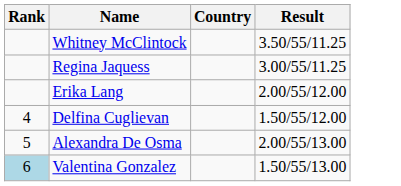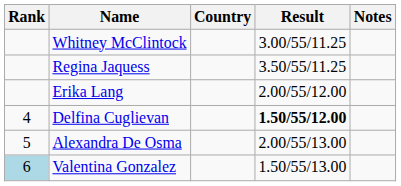+ column: (373, 17)
(302, 42) 3.50/55/11.25 -> (302, 42) 3.00/55/11.25
(302, 67) 3.00/55/11.25 -> (302, 67) 3.50/55/11.25
(302, 117) normal -> (302, 117) bold
